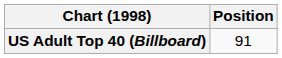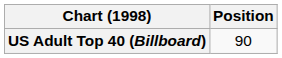(243, 41) 91 -> (243, 41) 90
